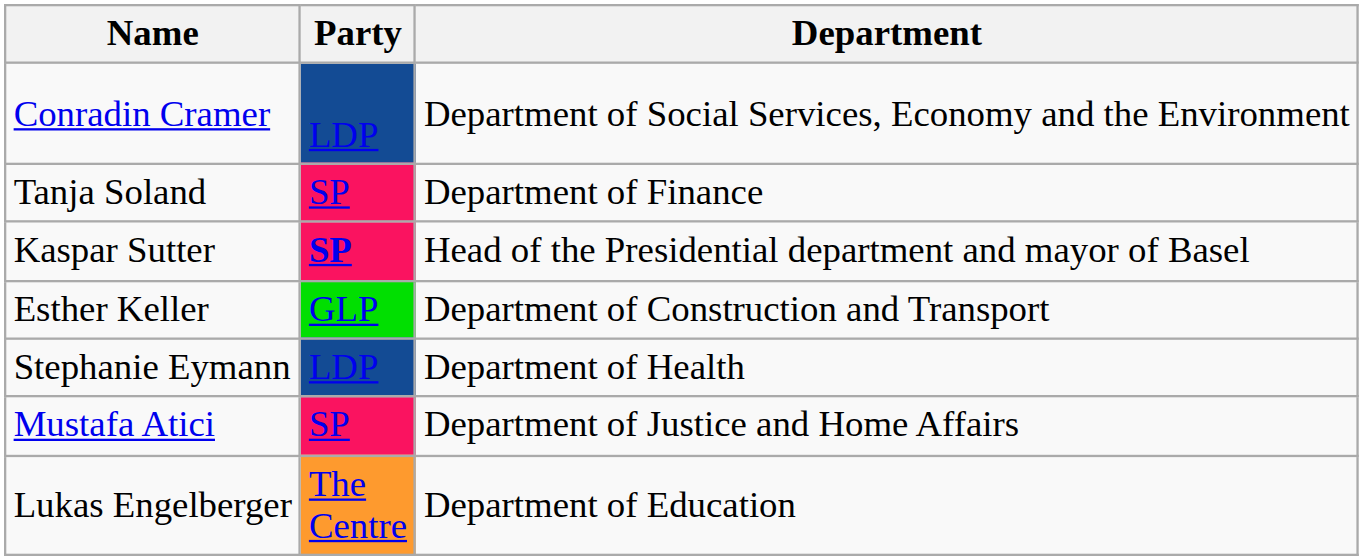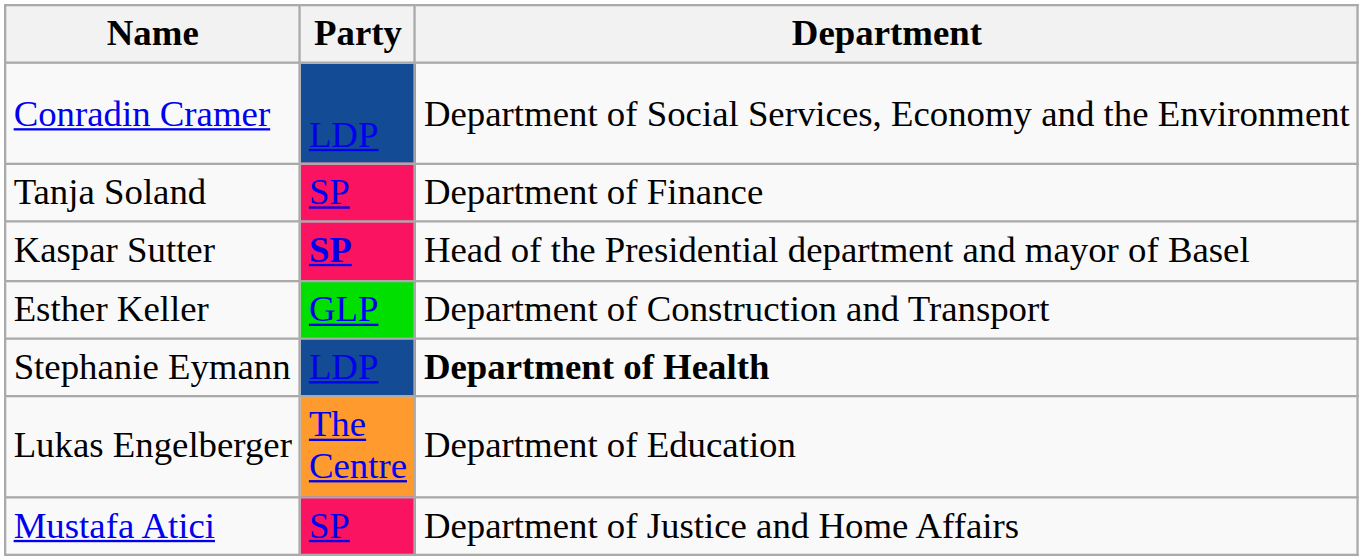(584, 366) normal -> (597, 366) bold
rows swapped: (114, 425) <-> (153, 504)
